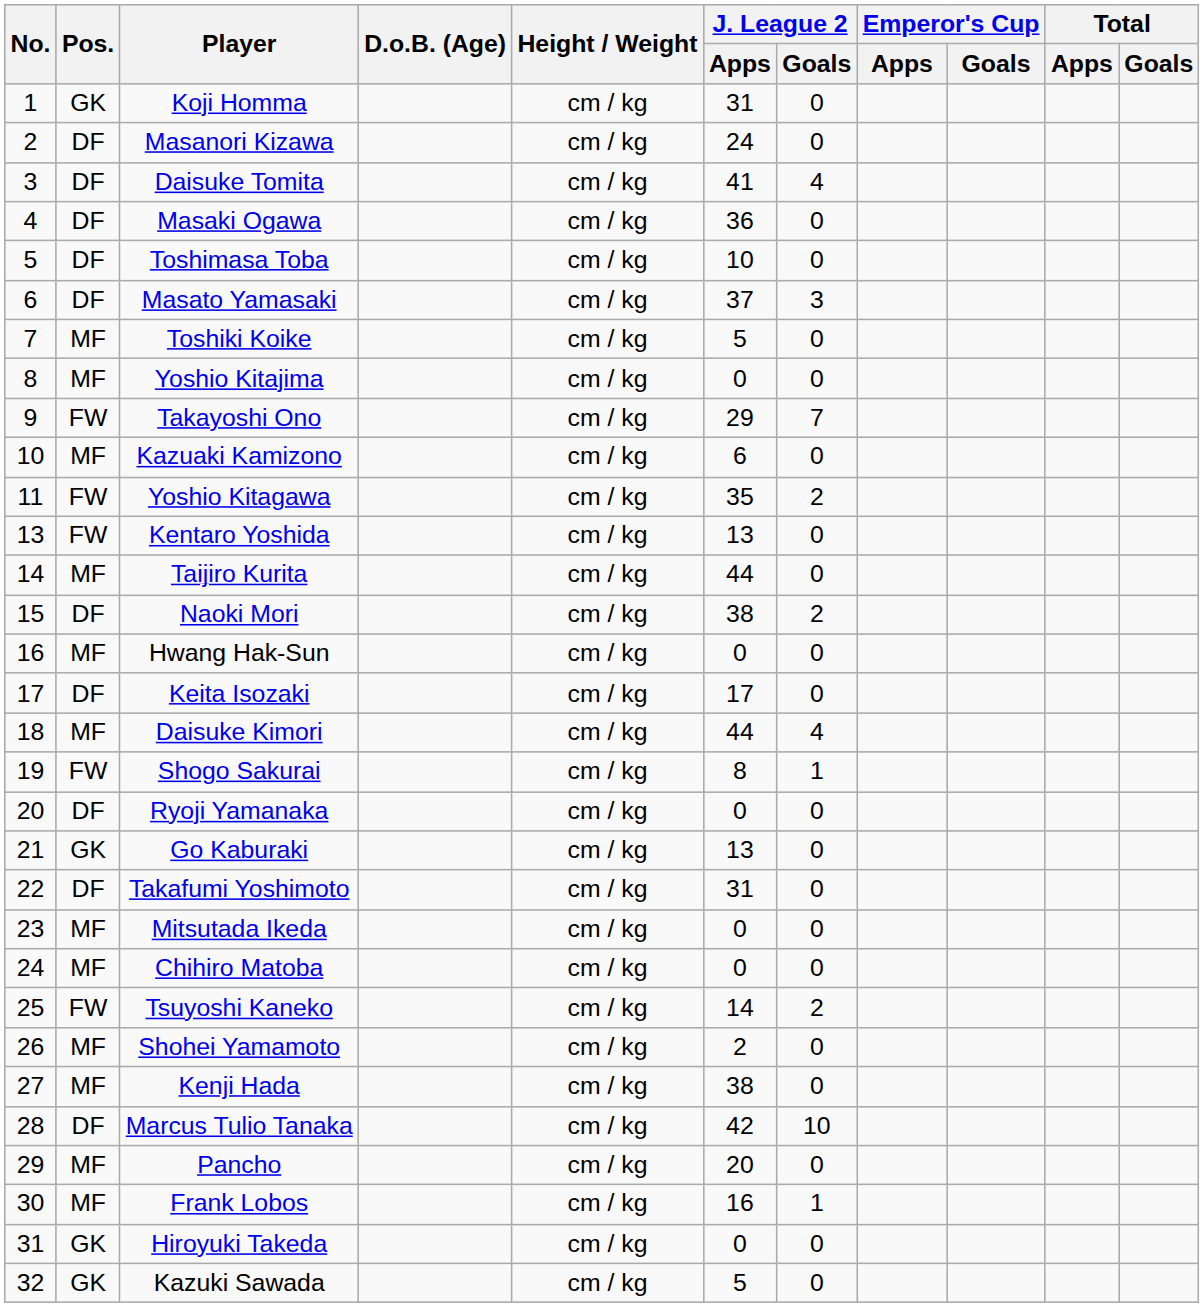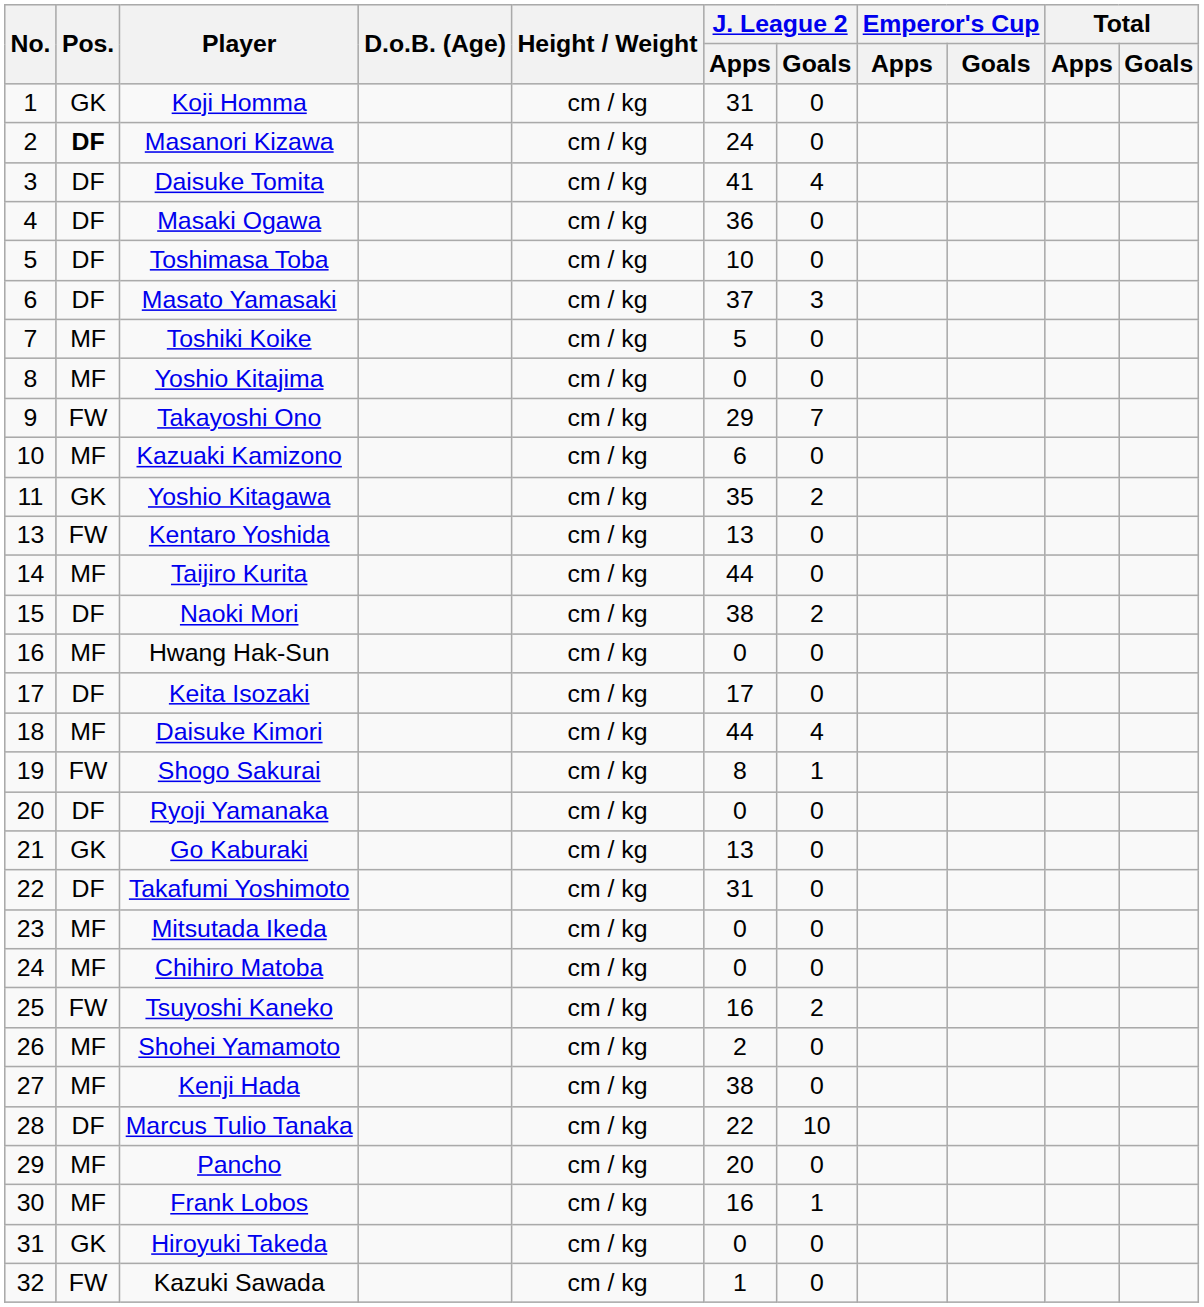(88, 142) normal -> (88, 142) bold
(88, 496) FW -> (88, 496) GK
(740, 1007) 14 -> (740, 1007) 16
(740, 1125) 42 -> (740, 1125) 22
(88, 1282) GK -> (88, 1282) FW
(740, 1282) 5 -> (740, 1282) 1
